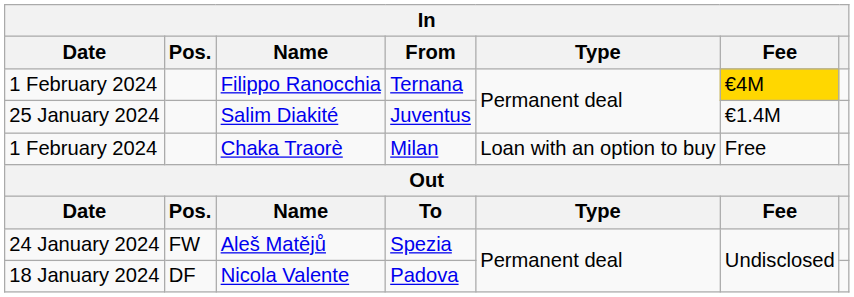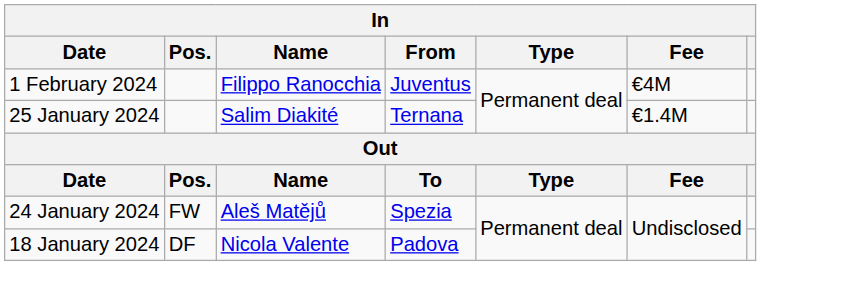(427, 84) Ternana -> (431, 84) Juventus
(744, 84) gold background -> (651, 84) no background
(431, 116) Juventus -> (427, 116) Ternana
- row: (282, 148)
